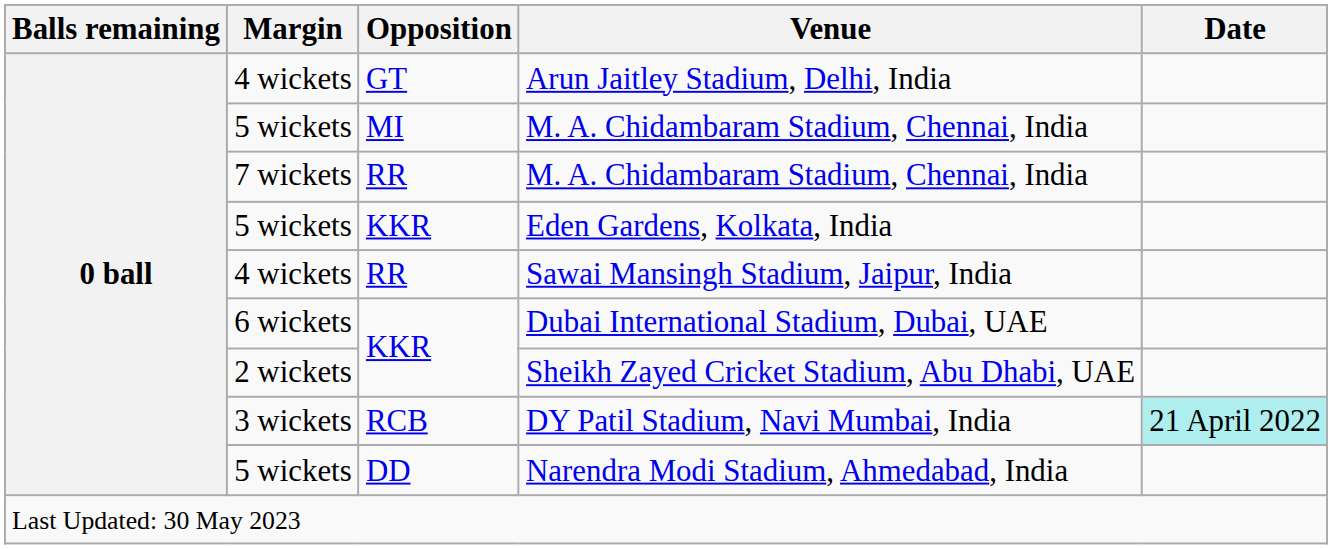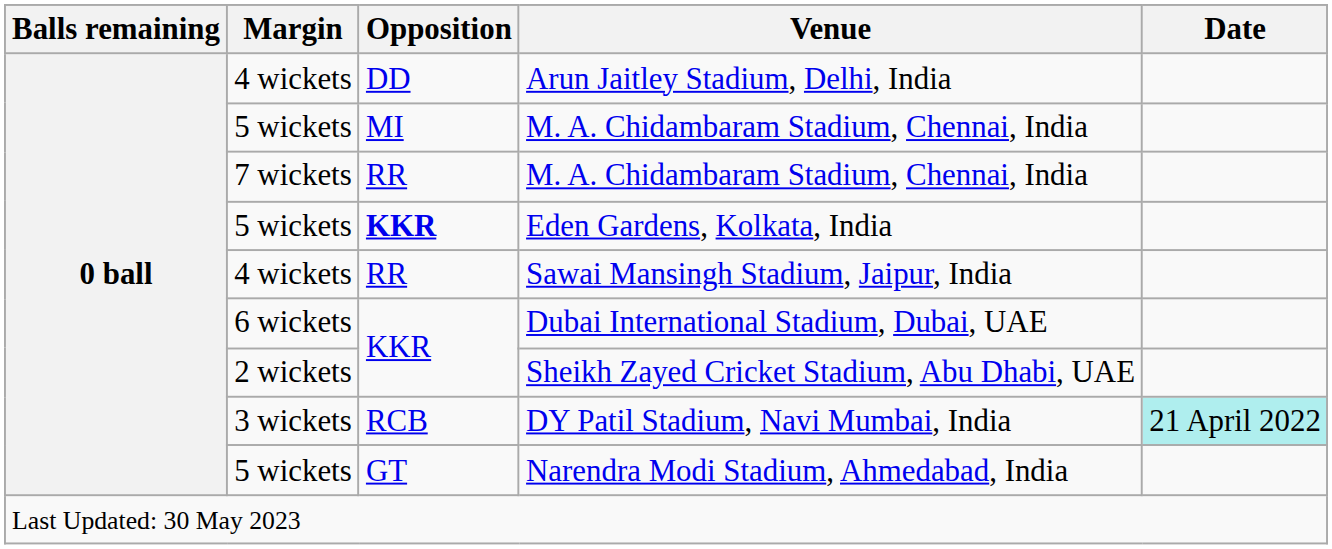(387, 77) GT -> (388, 77) DD
(399, 224) normal -> (401, 224) bold
(388, 469) DD -> (387, 469) GT
